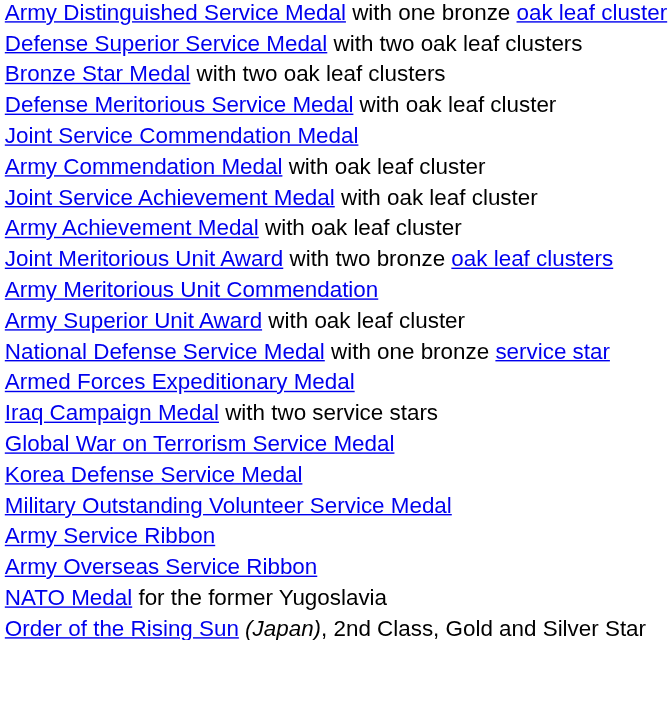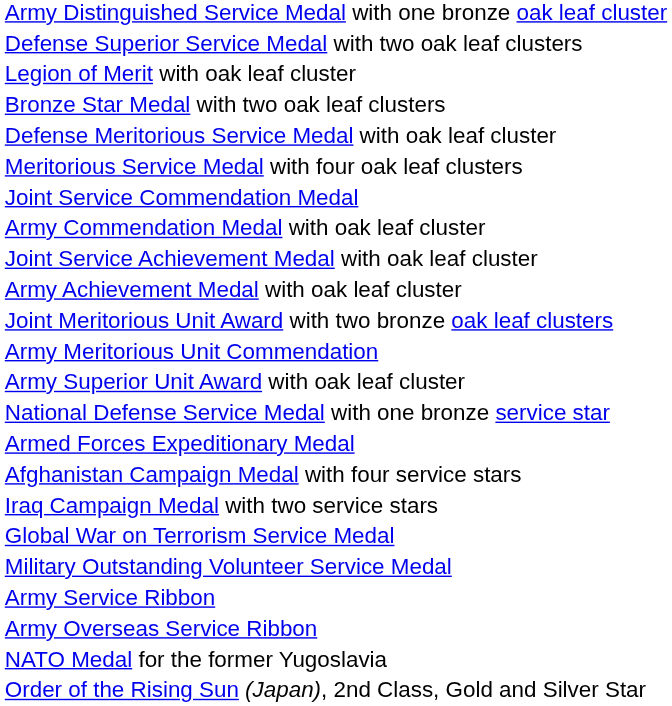+ row: (180, 74)
+ row: (264, 166)
+ row: (263, 474)
- row: (154, 474)
